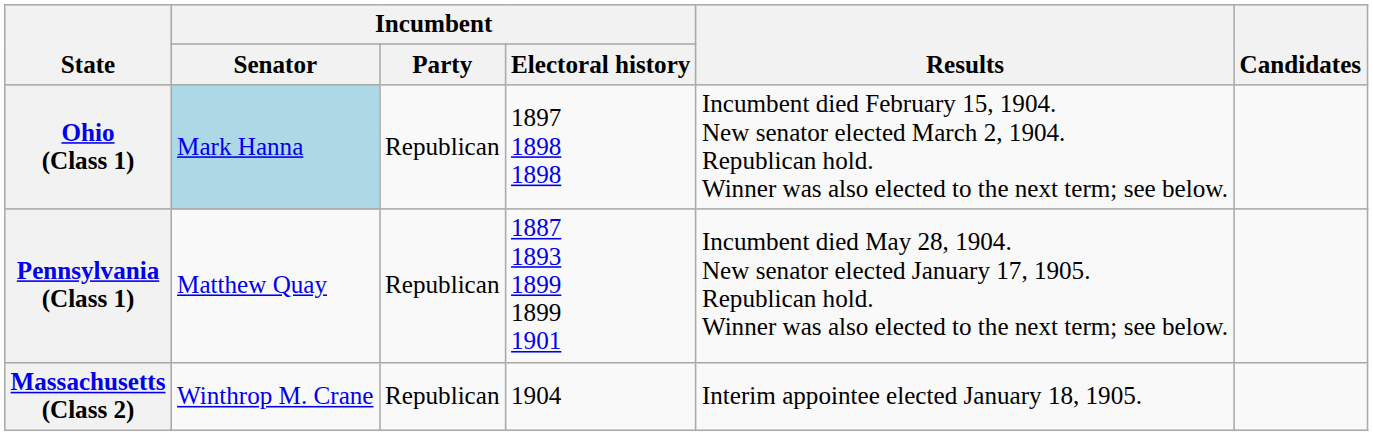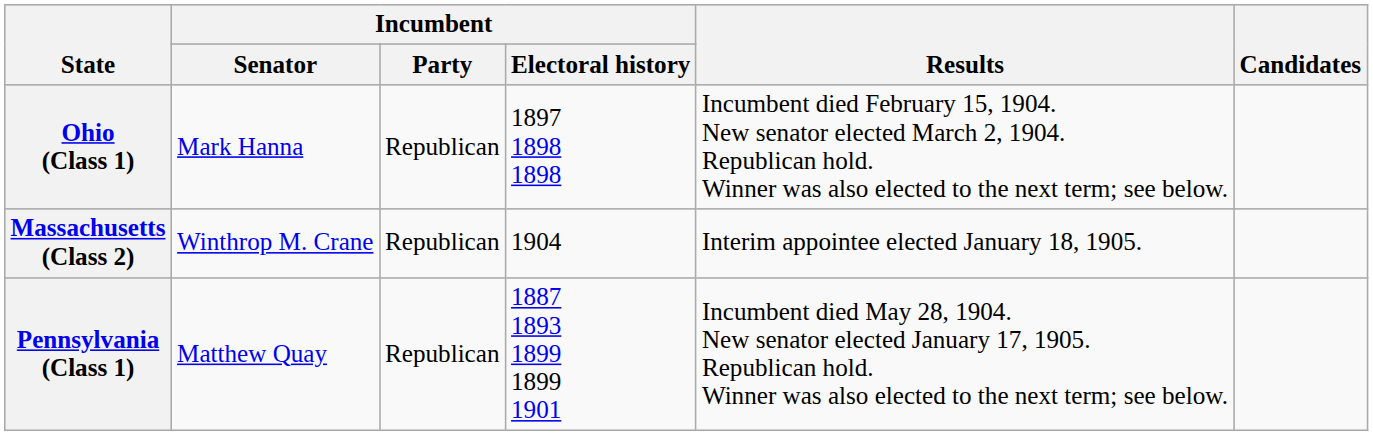(240, 146) lightblue background -> (240, 146) no background
rows swapped: (88, 285) <-> (88, 395)
